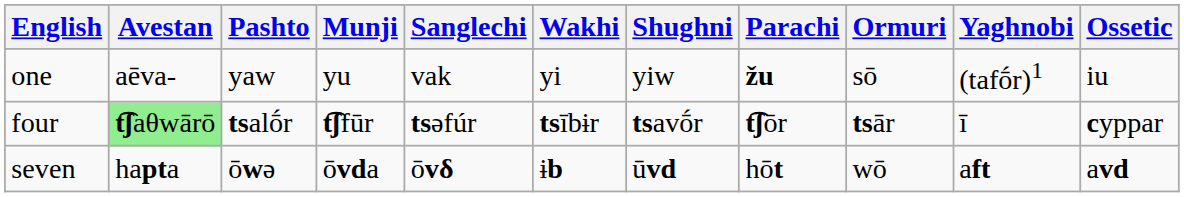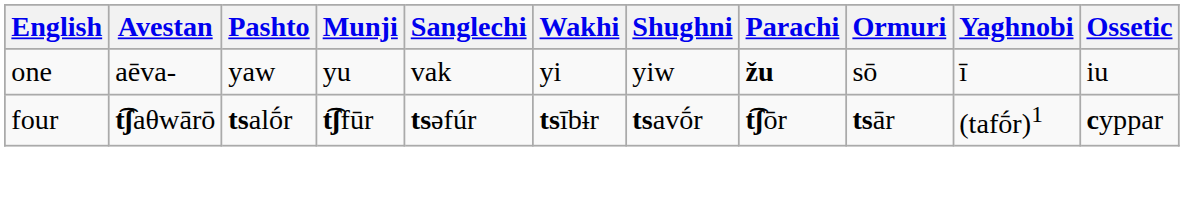(1001, 75) (tafṓr)1 -> (963, 71) ī
(165, 123) lightgreen background -> (165, 119) no background
(963, 123) ī -> (1001, 119) (tafṓr)1
- row: (43, 168)
